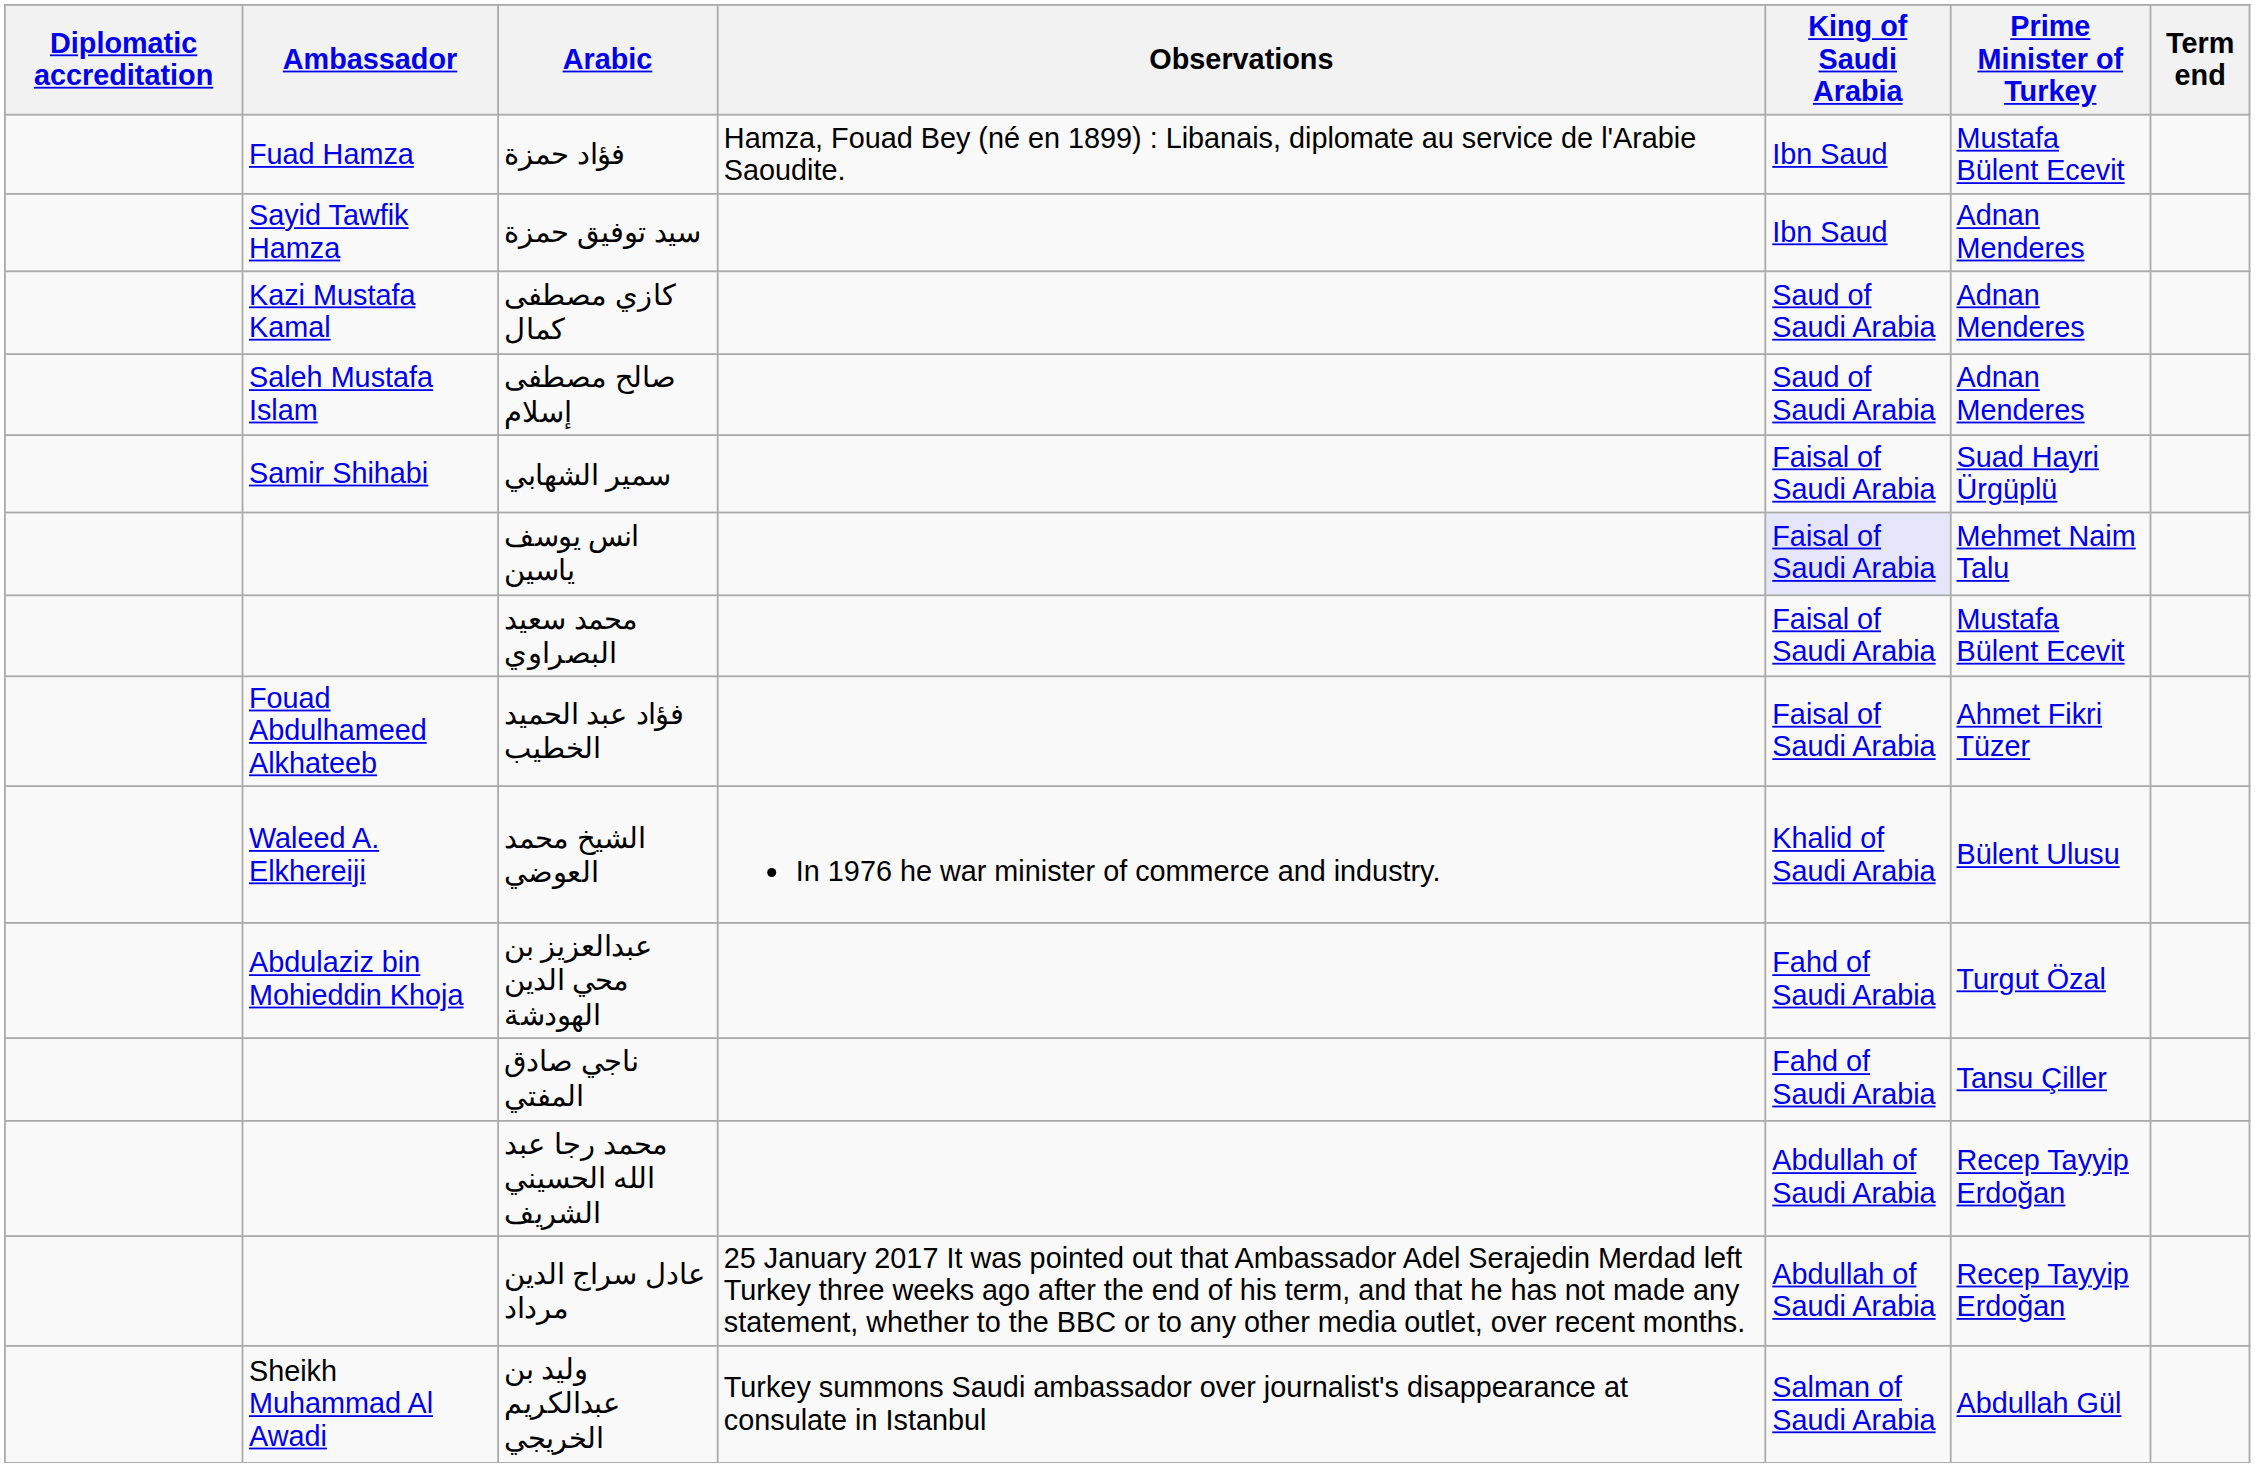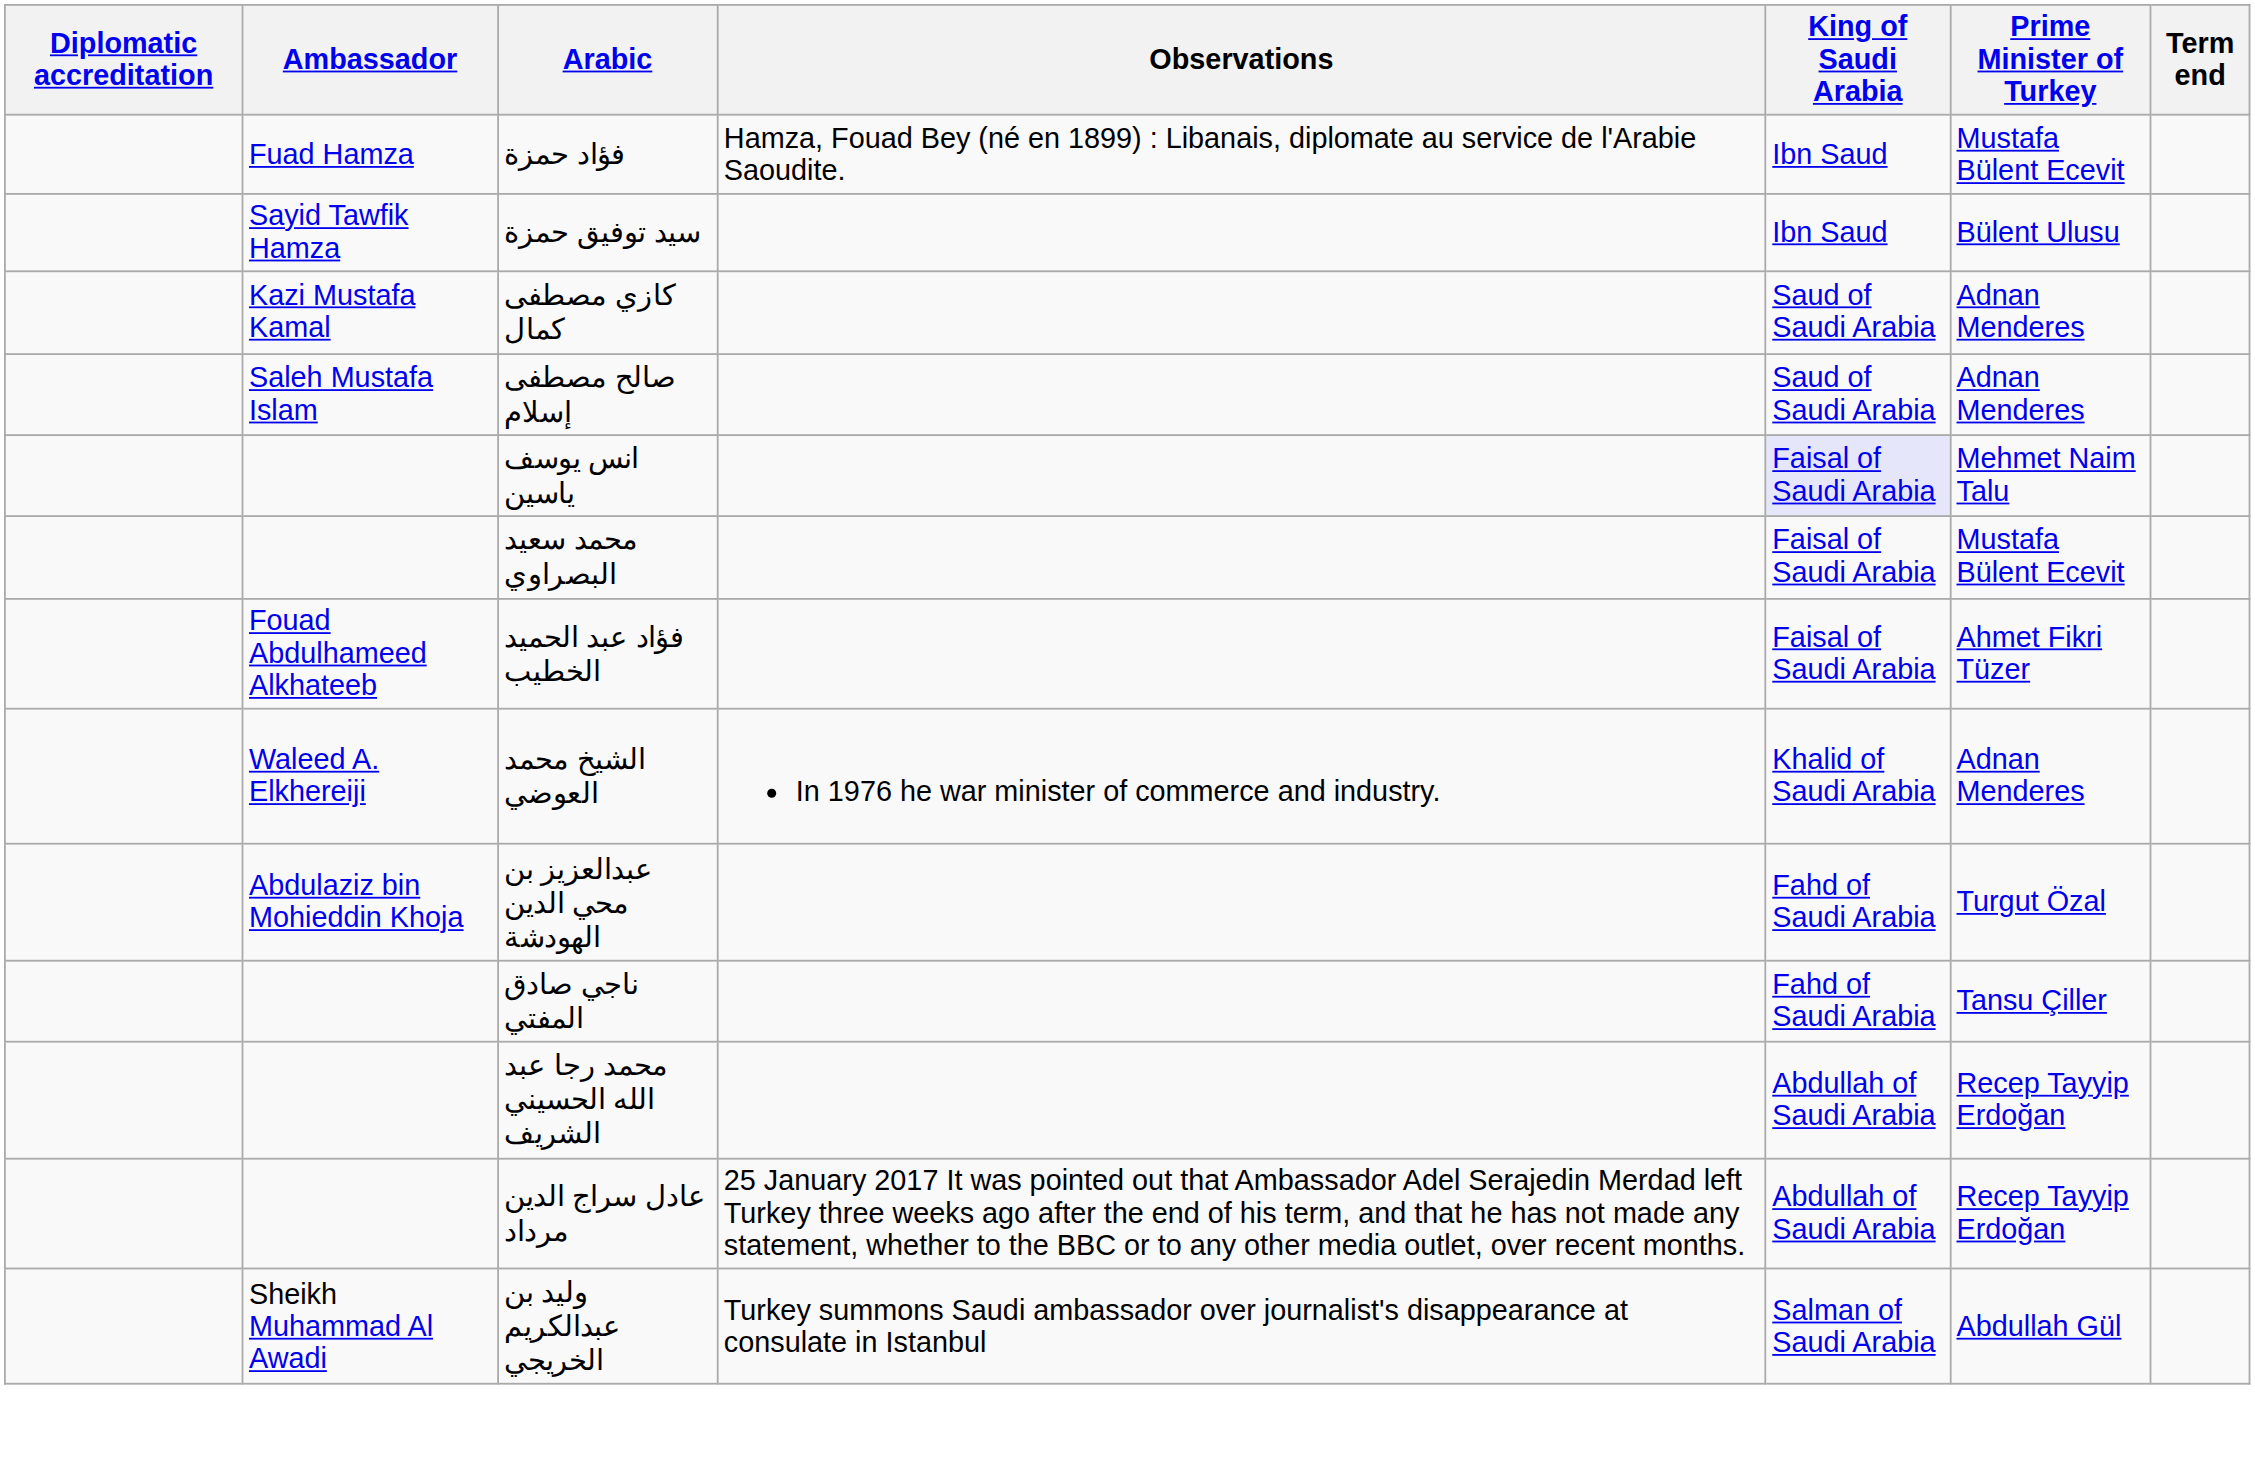(2021, 232) Adnan Menderes -> (2038, 232) Bülent Ulusu
- row: (588, 474)
(2038, 854) Bülent Ulusu -> (2021, 776) Adnan Menderes
